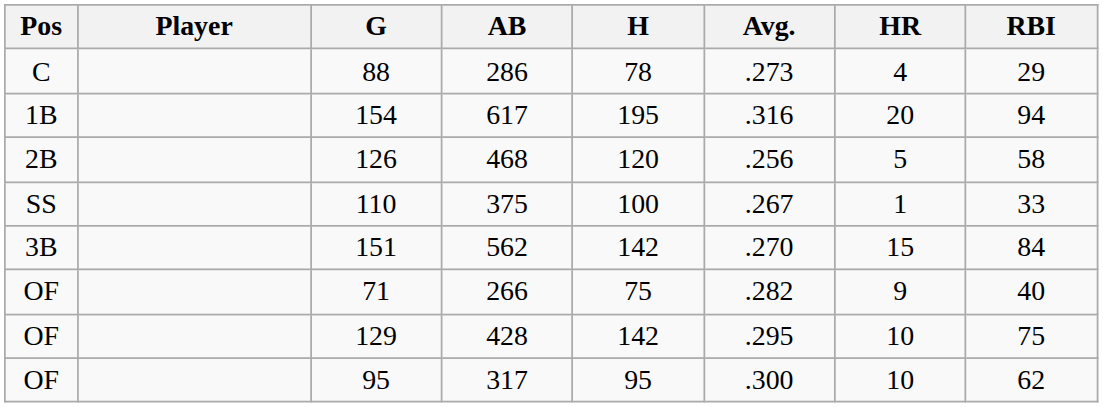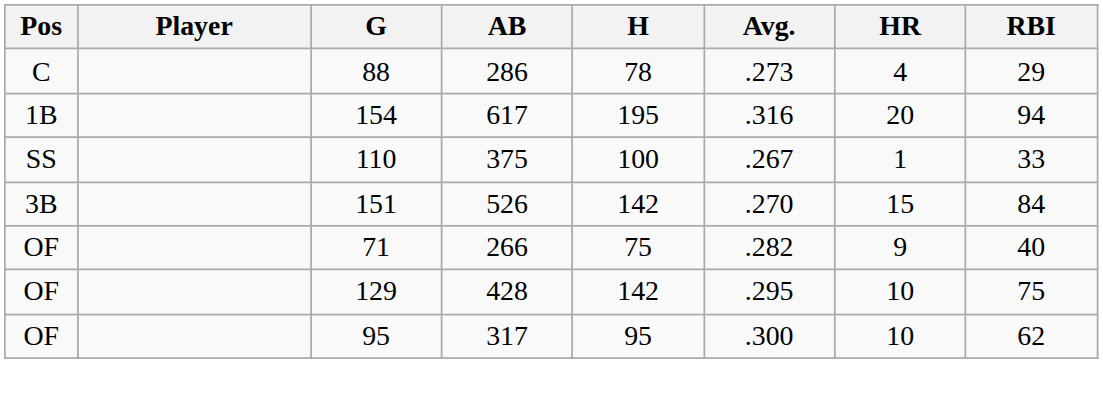- row: (376, 159)
(507, 247) 562 -> (507, 203) 526
